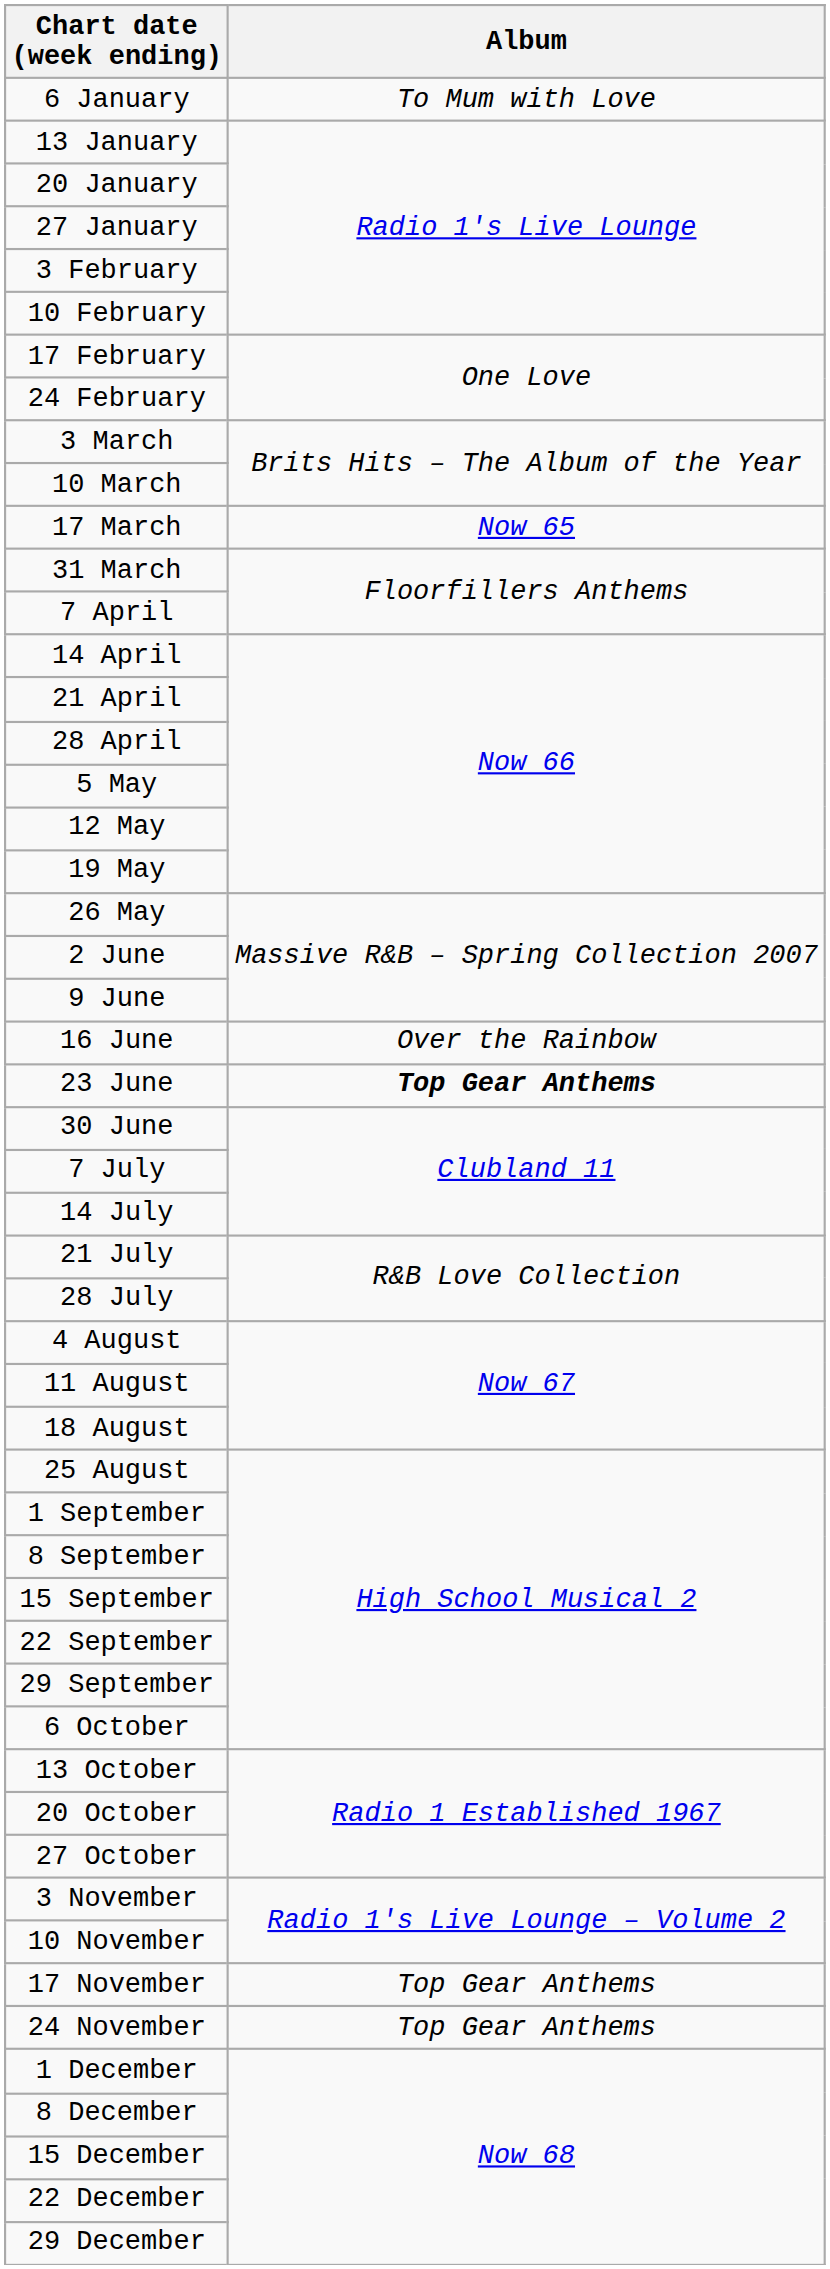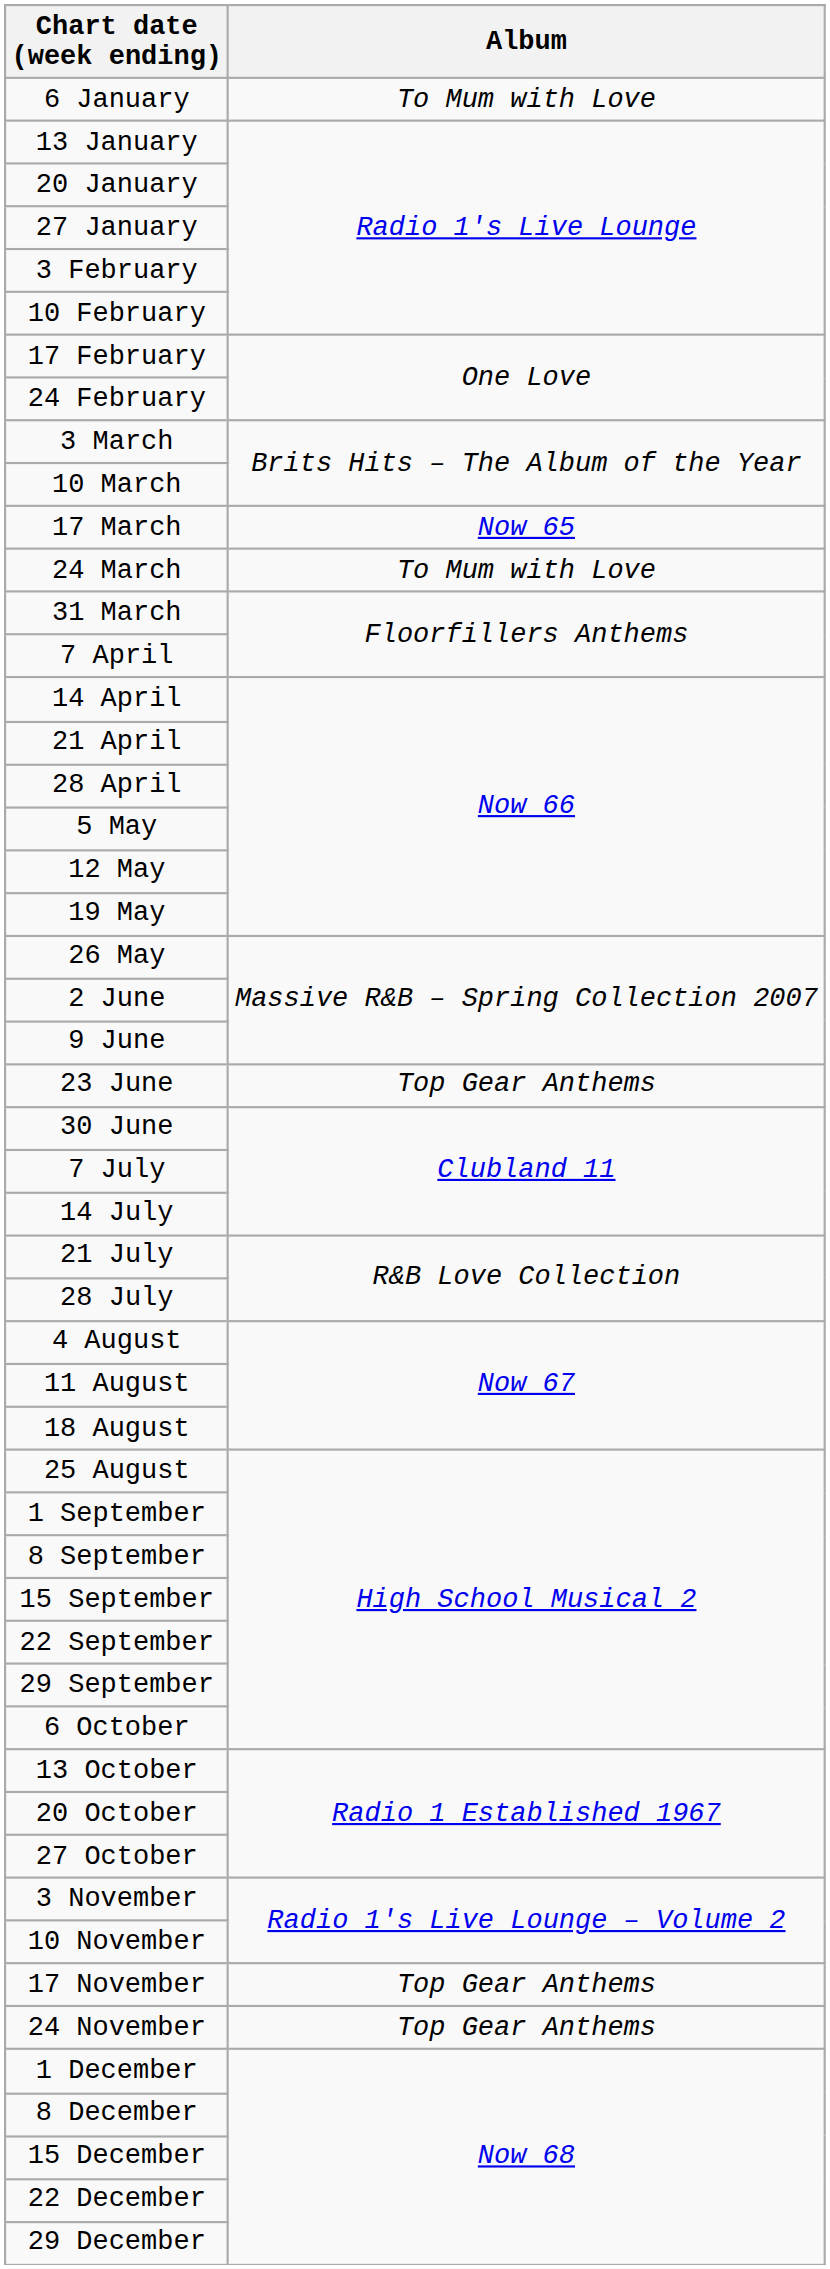+ row: (117, 570)
- row: (117, 1042)
(526, 1085) bold -> (526, 1085) normal
